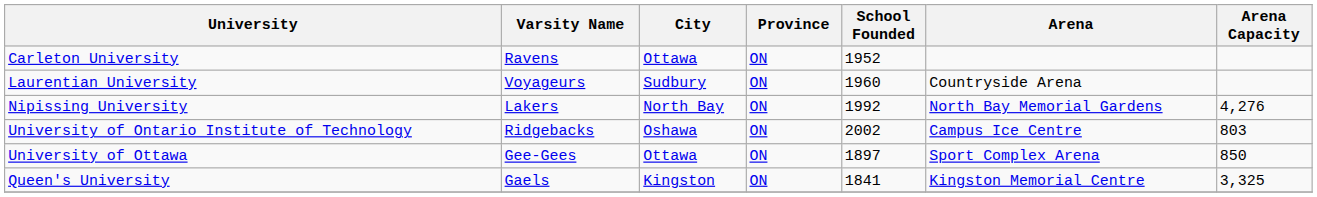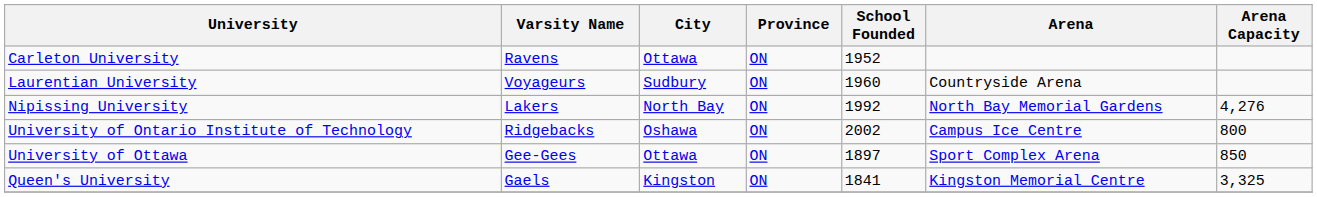(1233, 131) 803 -> (1233, 131) 800
